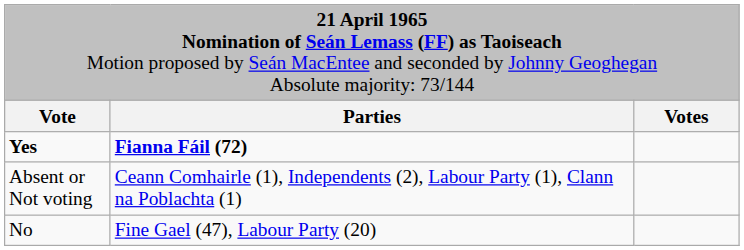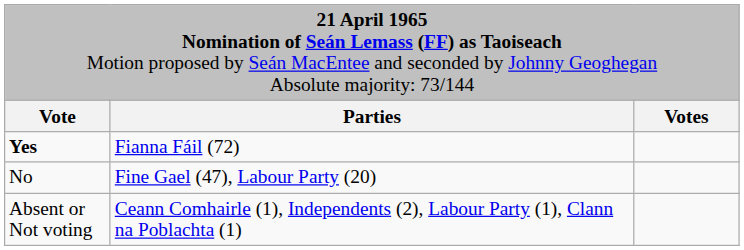(181, 146) bold -> (177, 146) normal
rows swapped: (21, 229) <-> (51, 188)
